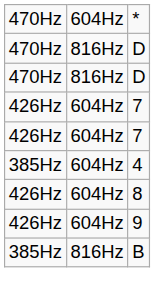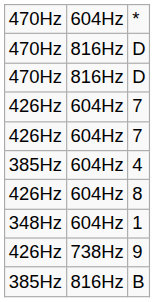+ row: (35, 223)
(97, 223) 604Hz -> (97, 252) 738Hz
